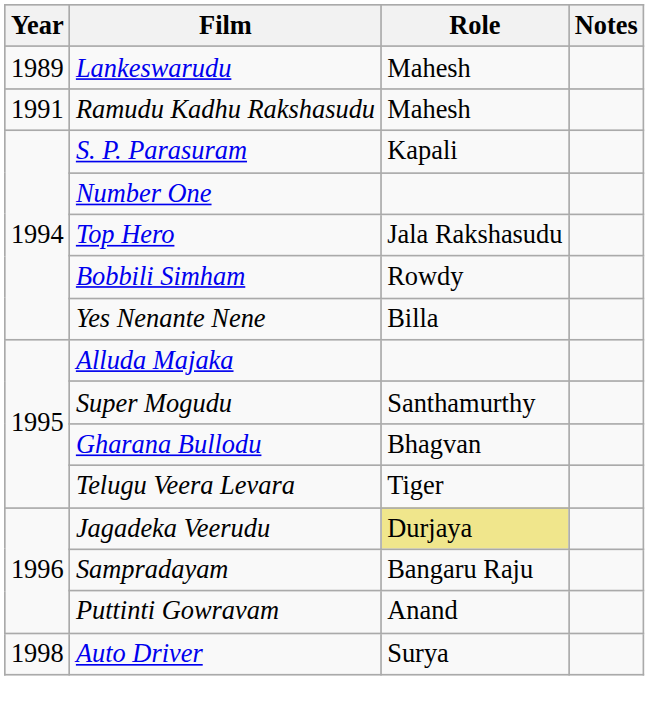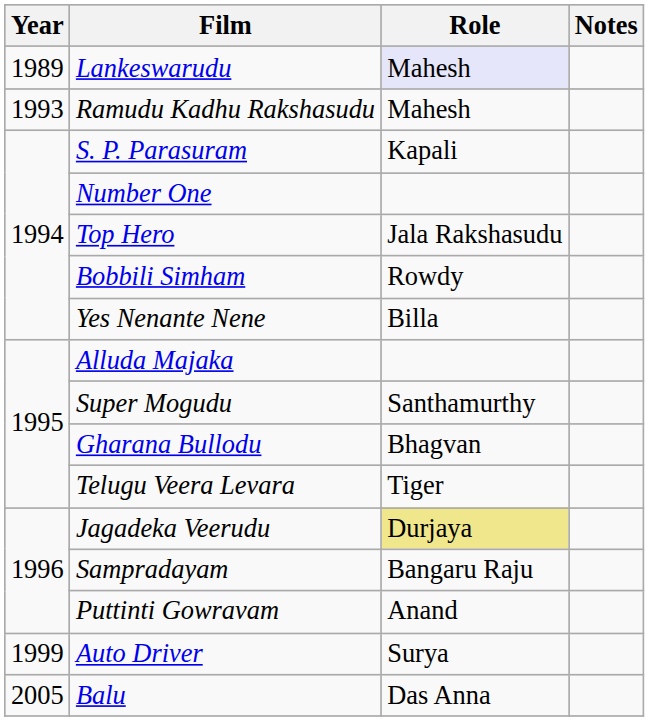(429, 67) no background -> (429, 67) lavender background
(37, 109) 1991 -> (37, 109) 1993
(37, 653) 1998 -> (37, 653) 1999
+ row: (101, 695)
